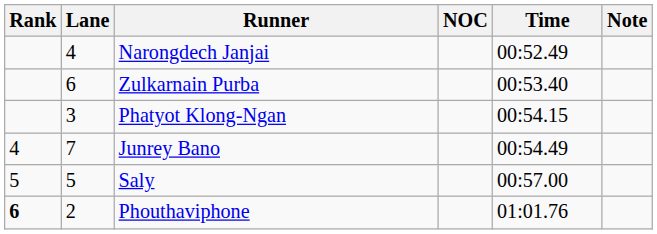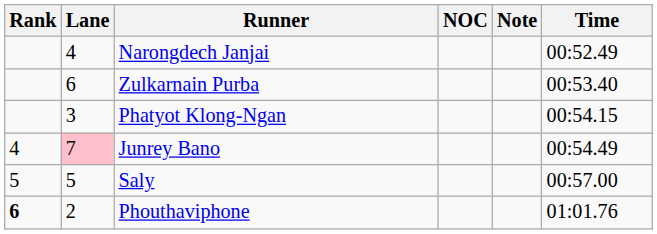columns swapped: (547, 20) <-> (627, 20)
(71, 148) no background -> (71, 148) pink background
